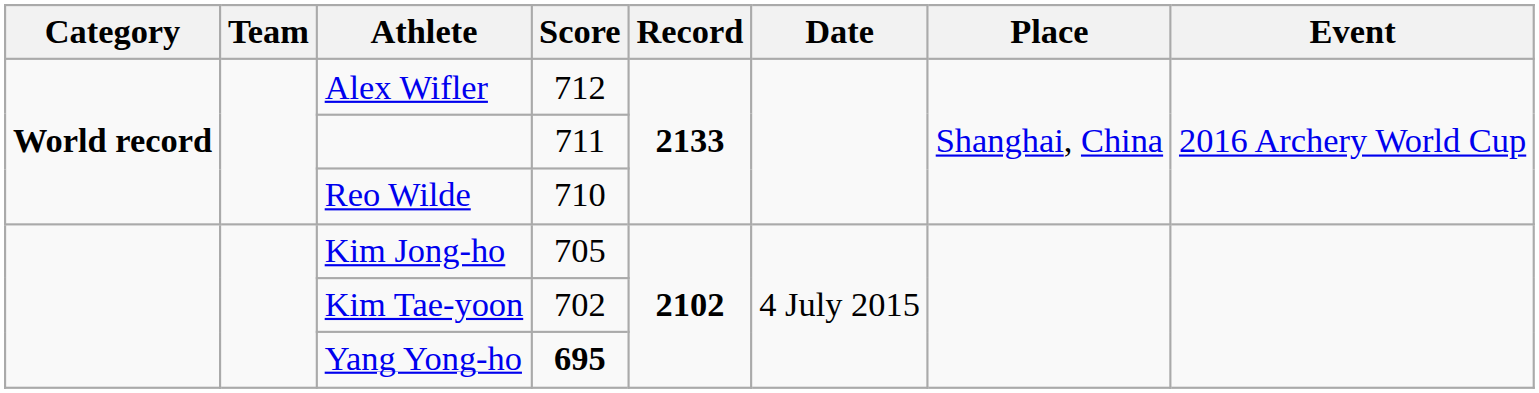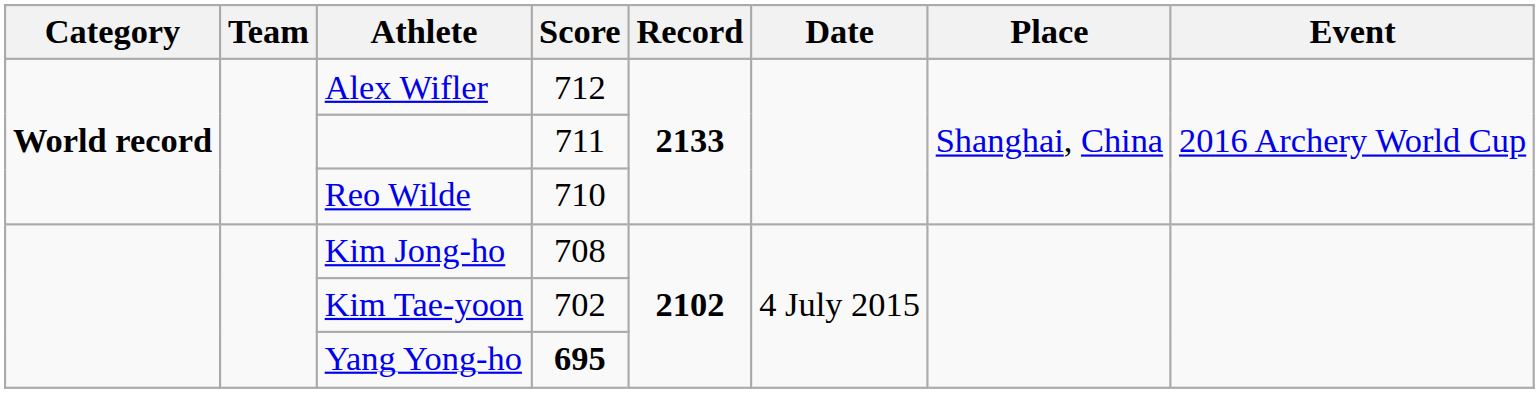(580, 250) 705 -> (580, 250) 708
